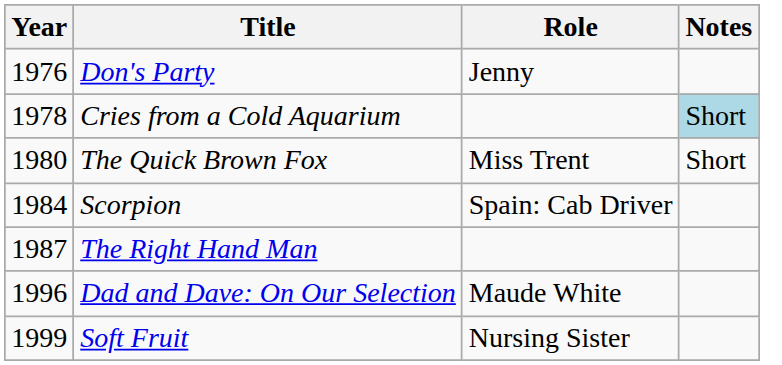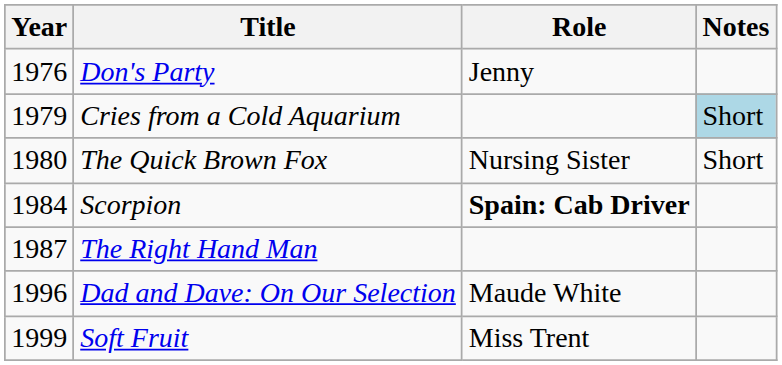(39, 115) 1978 -> (39, 115) 1979
(529, 159) Miss Trent -> (549, 159) Nursing Sister
(571, 204) normal -> (579, 204) bold
(549, 337) Nursing Sister -> (529, 337) Miss Trent
